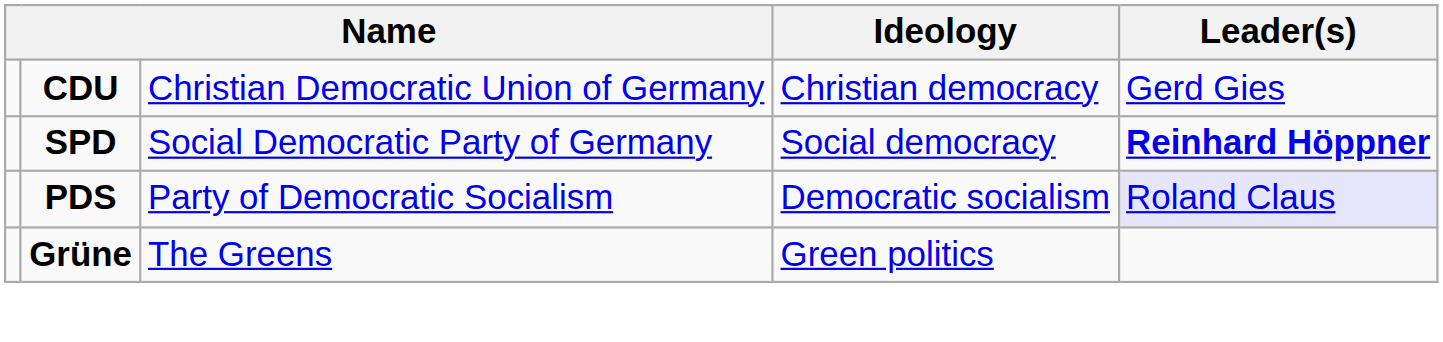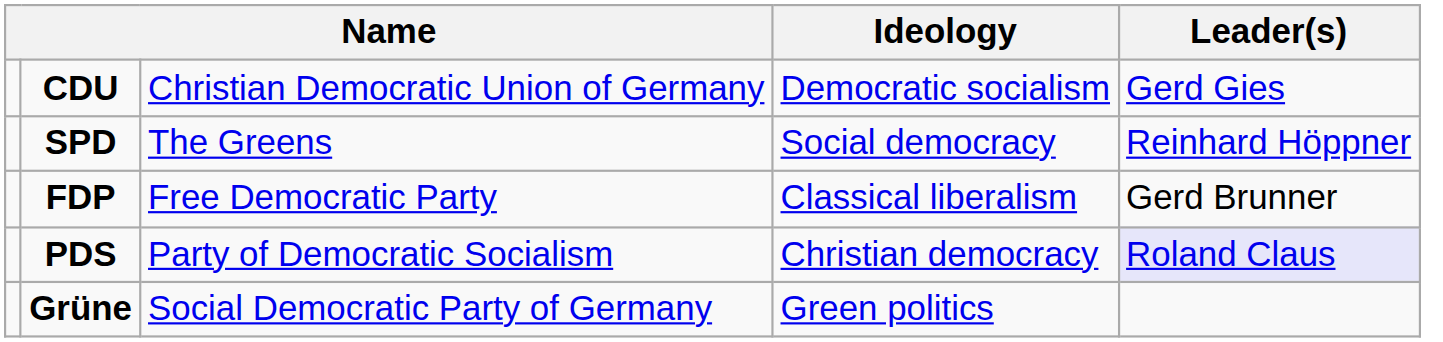(939, 87) Christian democracy -> (945, 87) Democratic socialism
(430, 142) Social Democratic Party of Germany -> (240, 142) The Greens
(1278, 142) bold -> (1269, 142) normal
+ row: (81, 198)
(945, 198) Democratic socialism -> (939, 253) Christian democracy
(240, 253) The Greens -> (430, 308) Social Democratic Party of Germany
